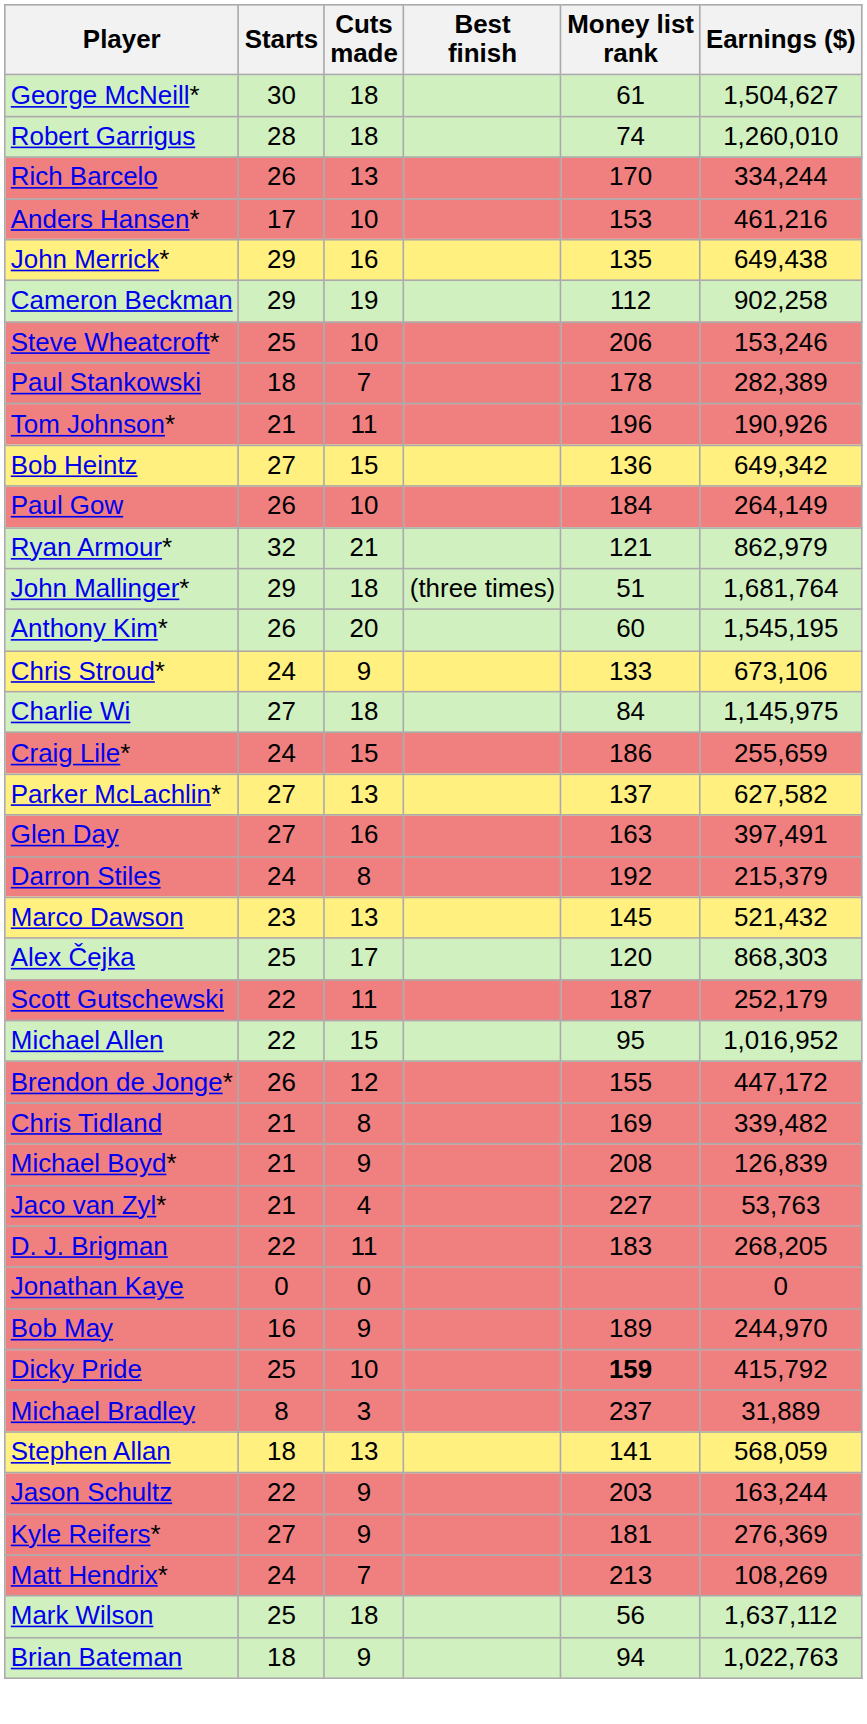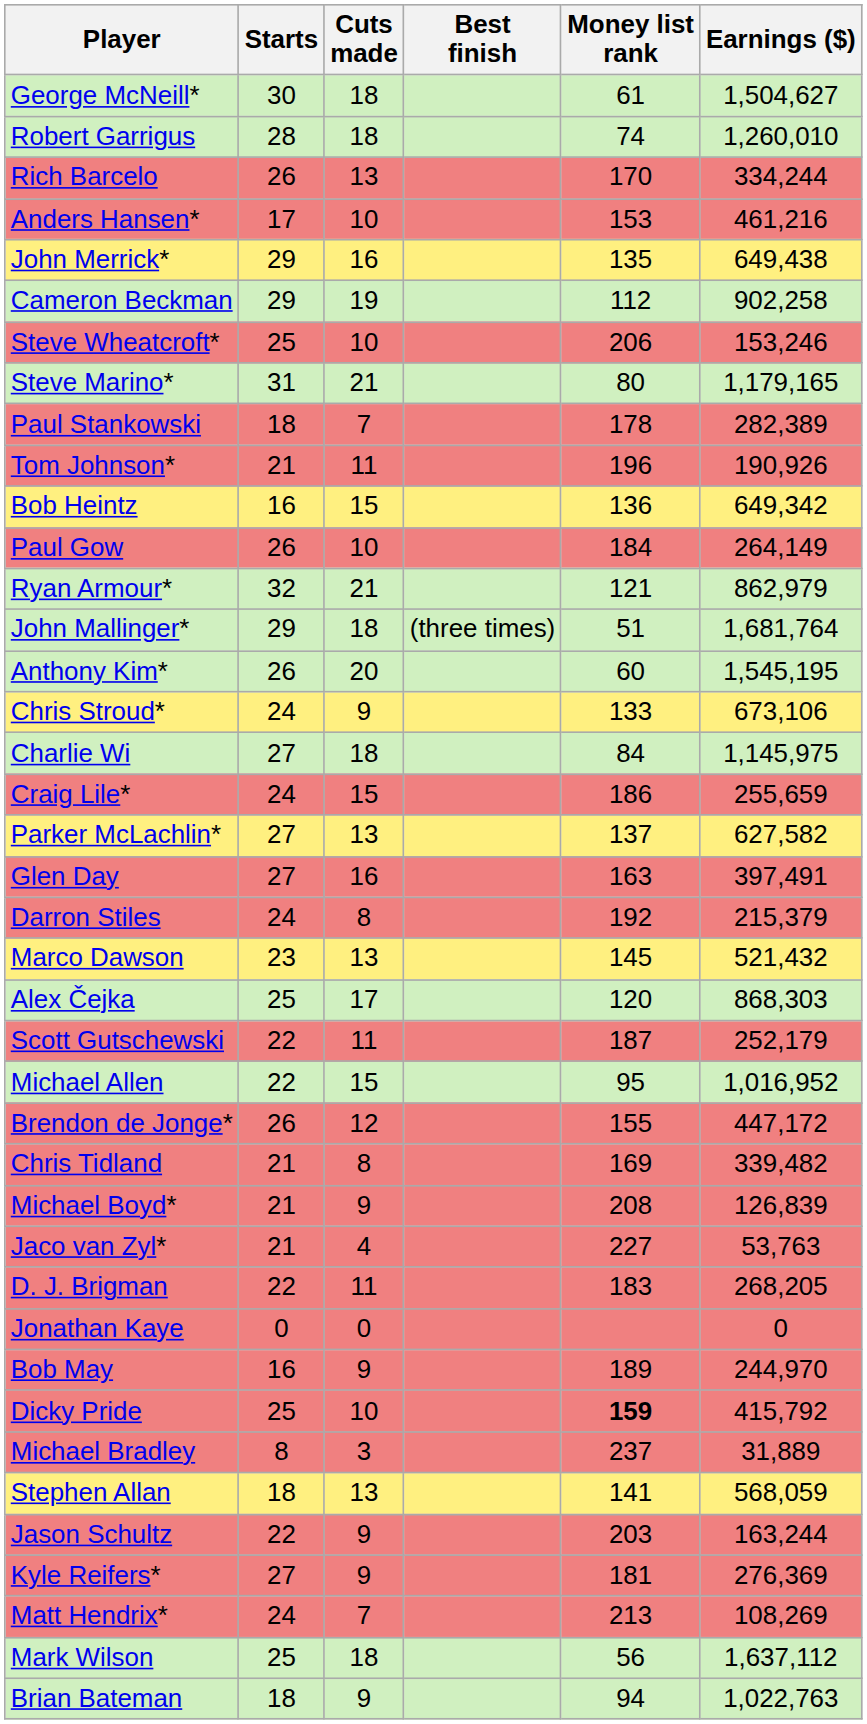+ row: (92, 383)
(281, 465) 27 -> (281, 506) 16
